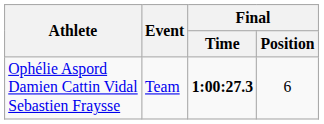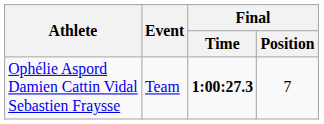(287, 88) 6 -> (287, 88) 7
